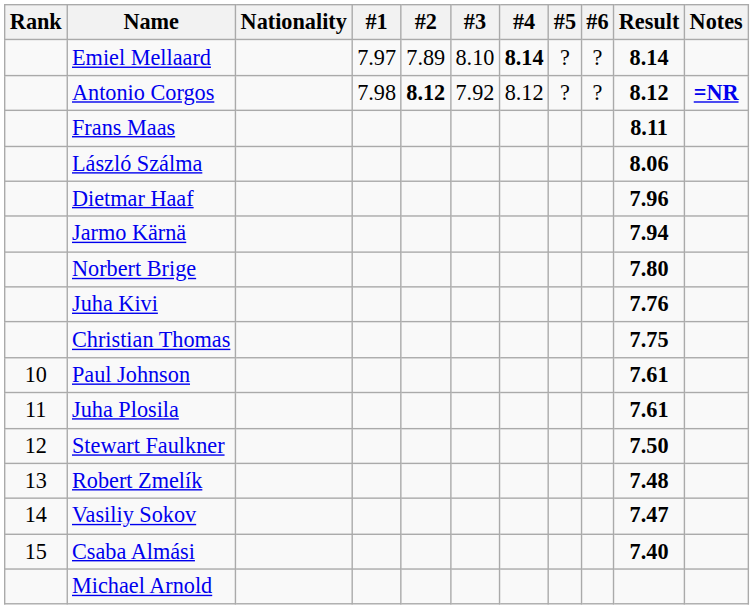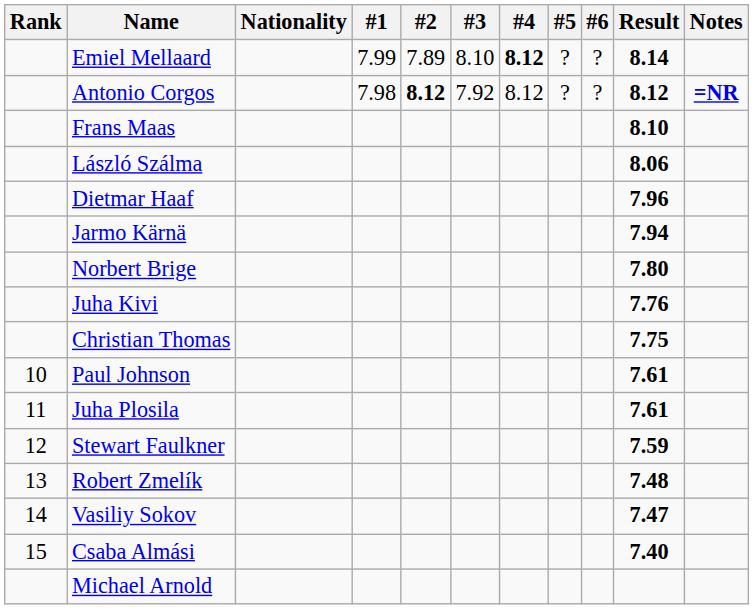(377, 57) 7.97 -> (377, 57) 7.99
(524, 57) 8.14 -> (524, 57) 8.12
(649, 127) 8.11 -> (649, 127) 8.10
(649, 445) 7.50 -> (649, 445) 7.59
